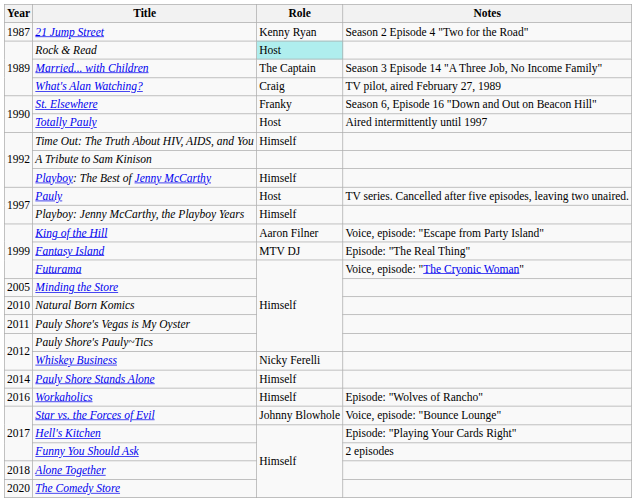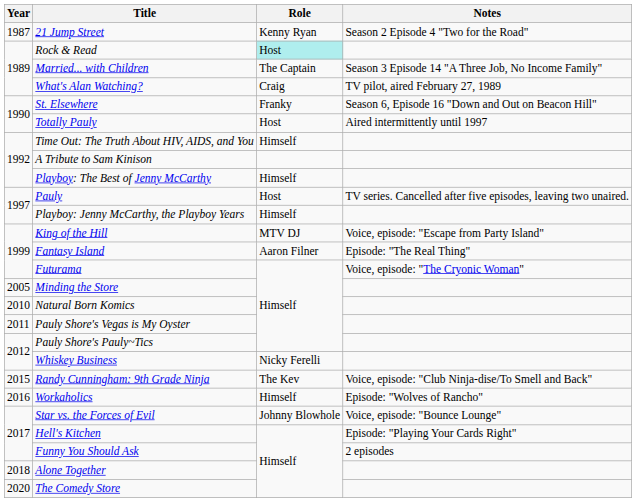(289, 232) Aaron Filner -> (280, 232) MTV DJ
(280, 251) MTV DJ -> (289, 251) Aaron Filner
- row: (95, 379)
+ row: (122, 379)
